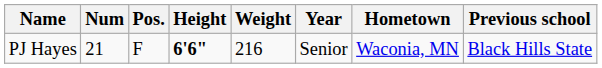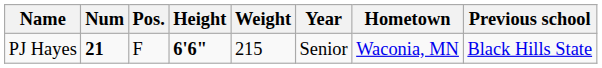(94, 48) normal -> (94, 48) bold
(249, 48) 216 -> (249, 48) 215
